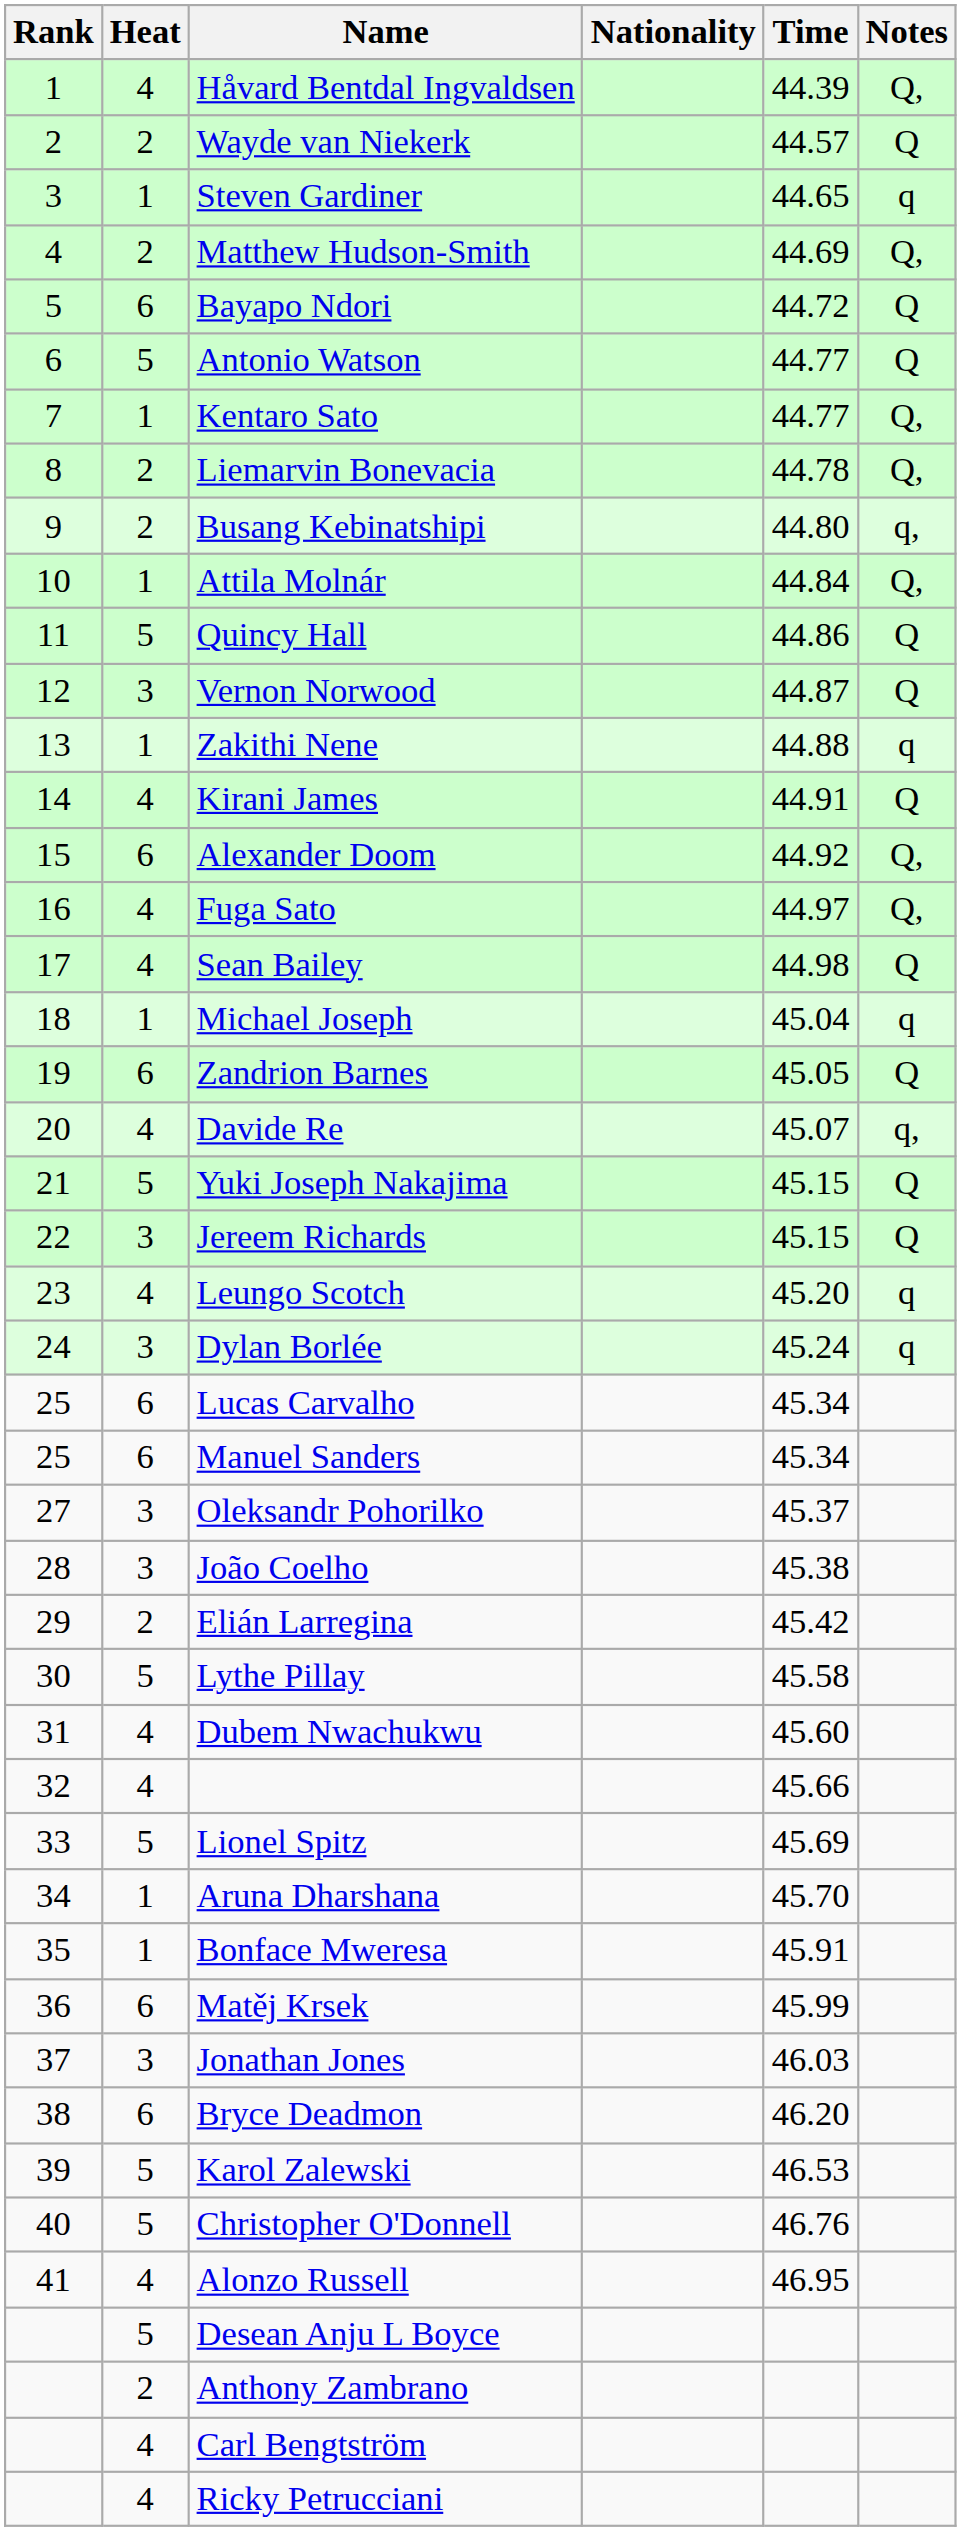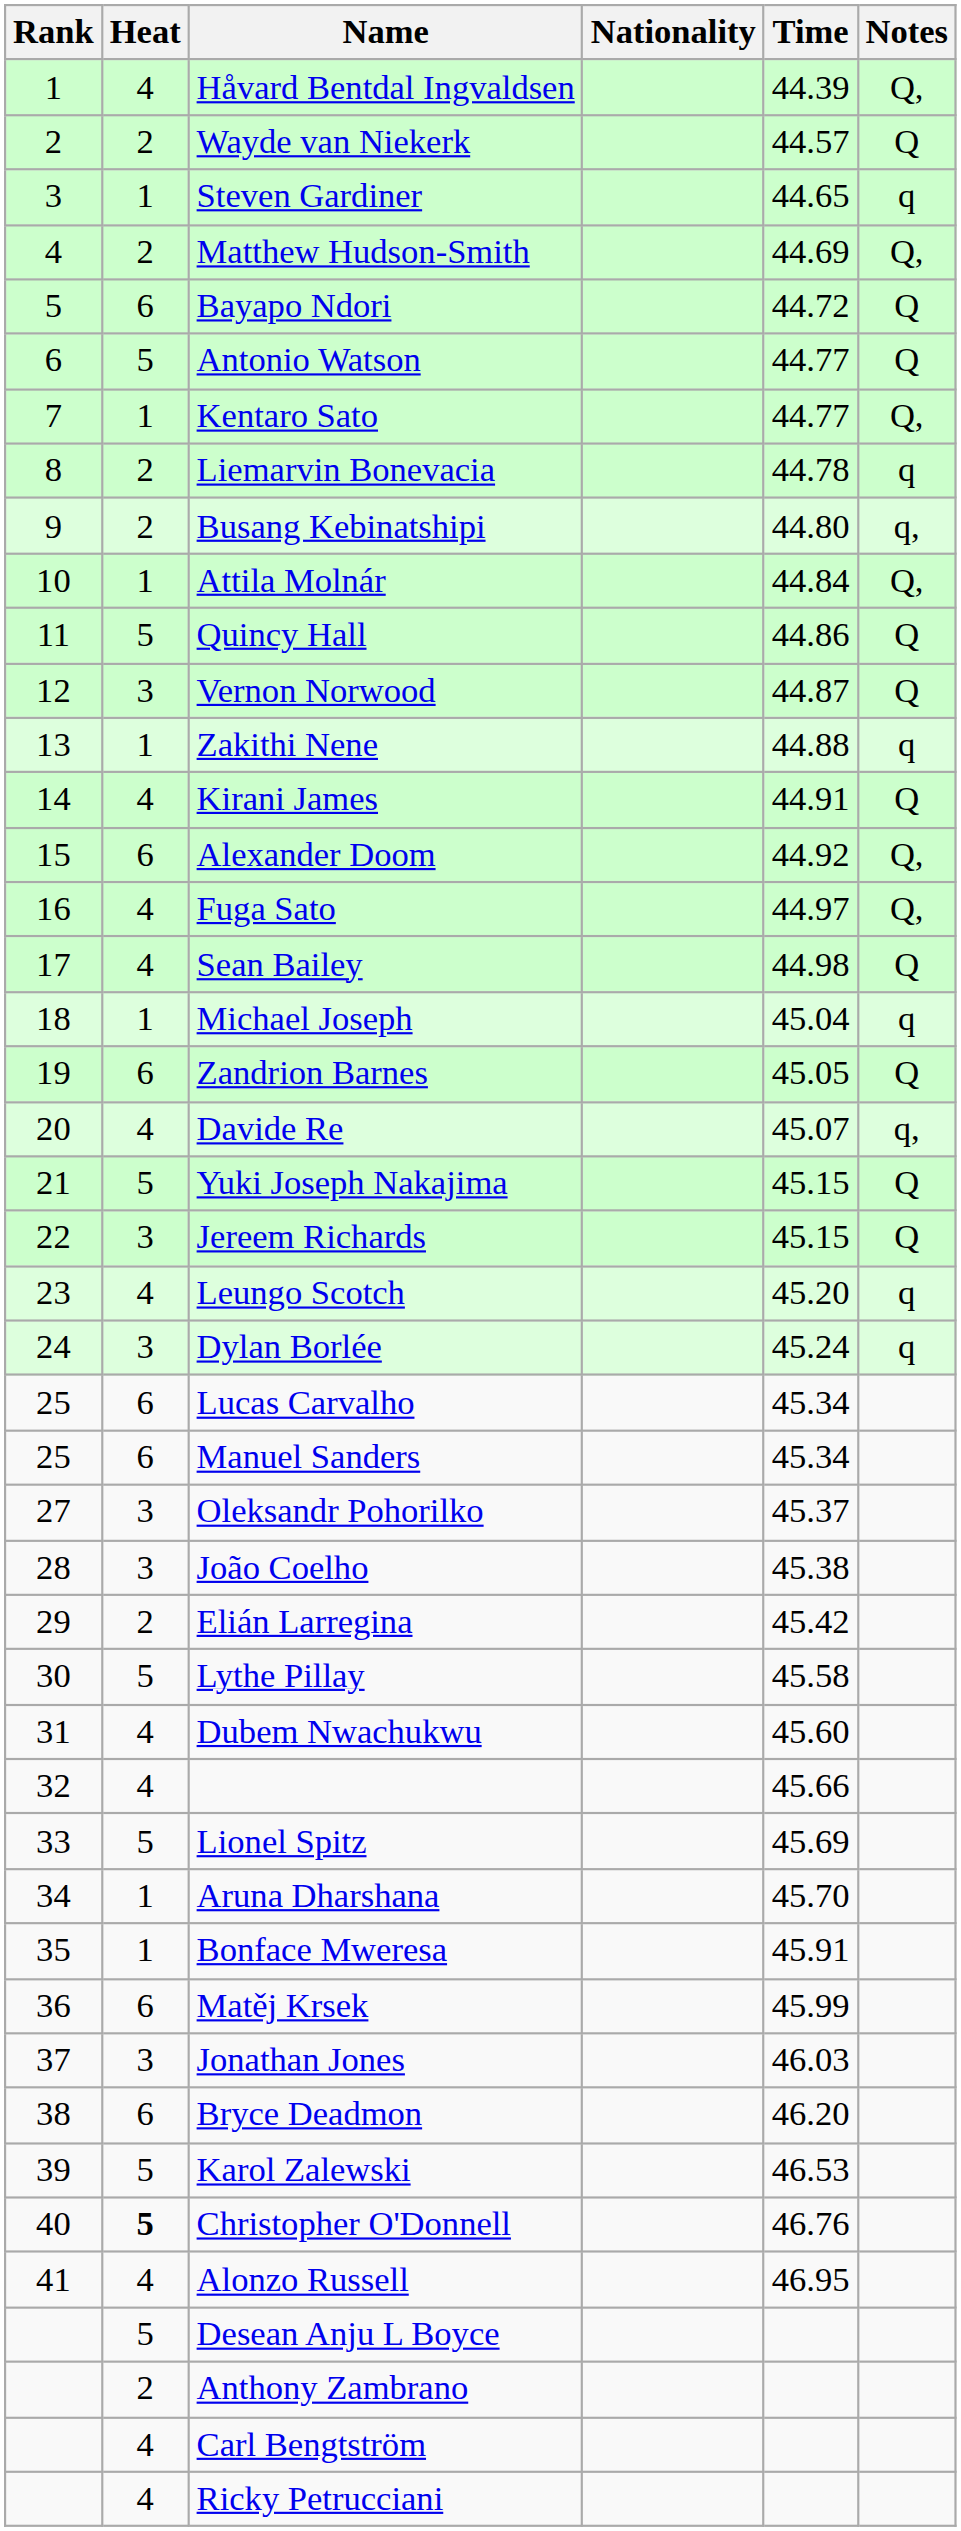(907, 470) Q, -> (907, 470) q
(145, 2224) normal -> (145, 2224) bold
